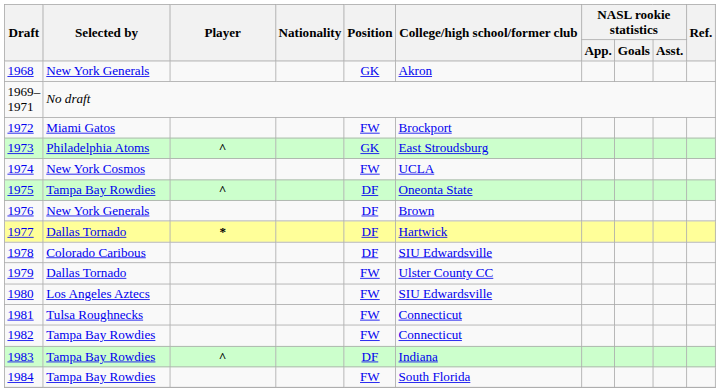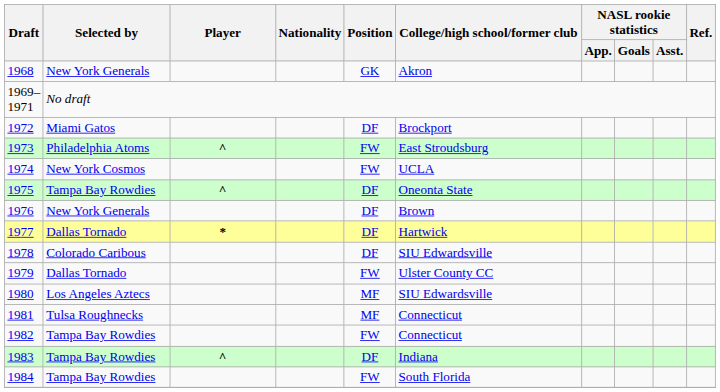(370, 127) FW -> (370, 127) DF
(370, 148) GK -> (370, 148) FW
(370, 294) FW -> (370, 294) MF
(370, 314) FW -> (370, 314) MF
